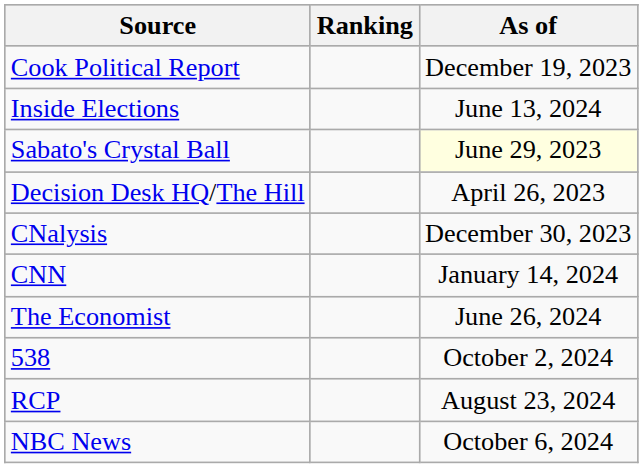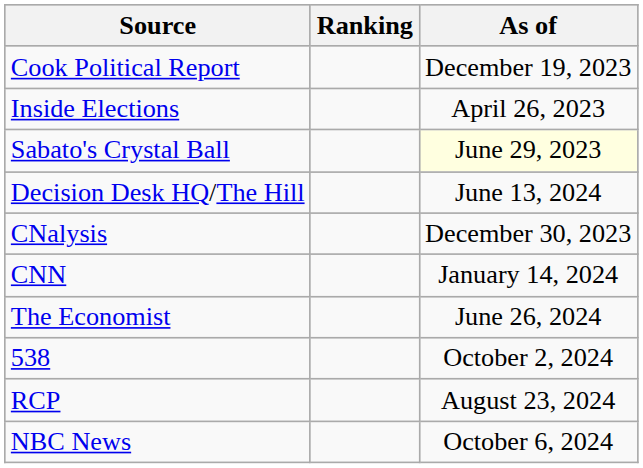(528, 108) June 13, 2024 -> (528, 108) April 26, 2023
(528, 191) April 26, 2023 -> (528, 191) June 13, 2024
